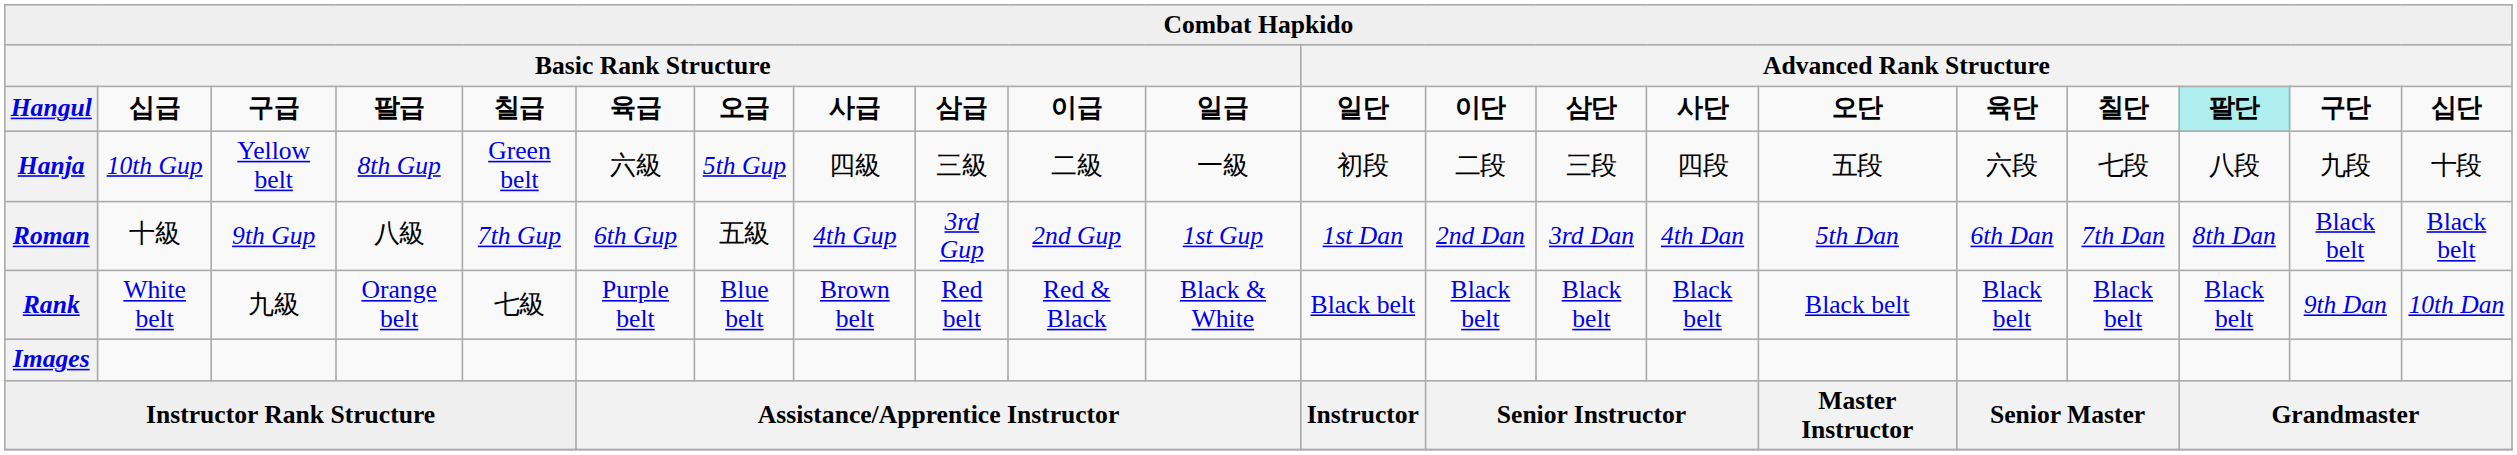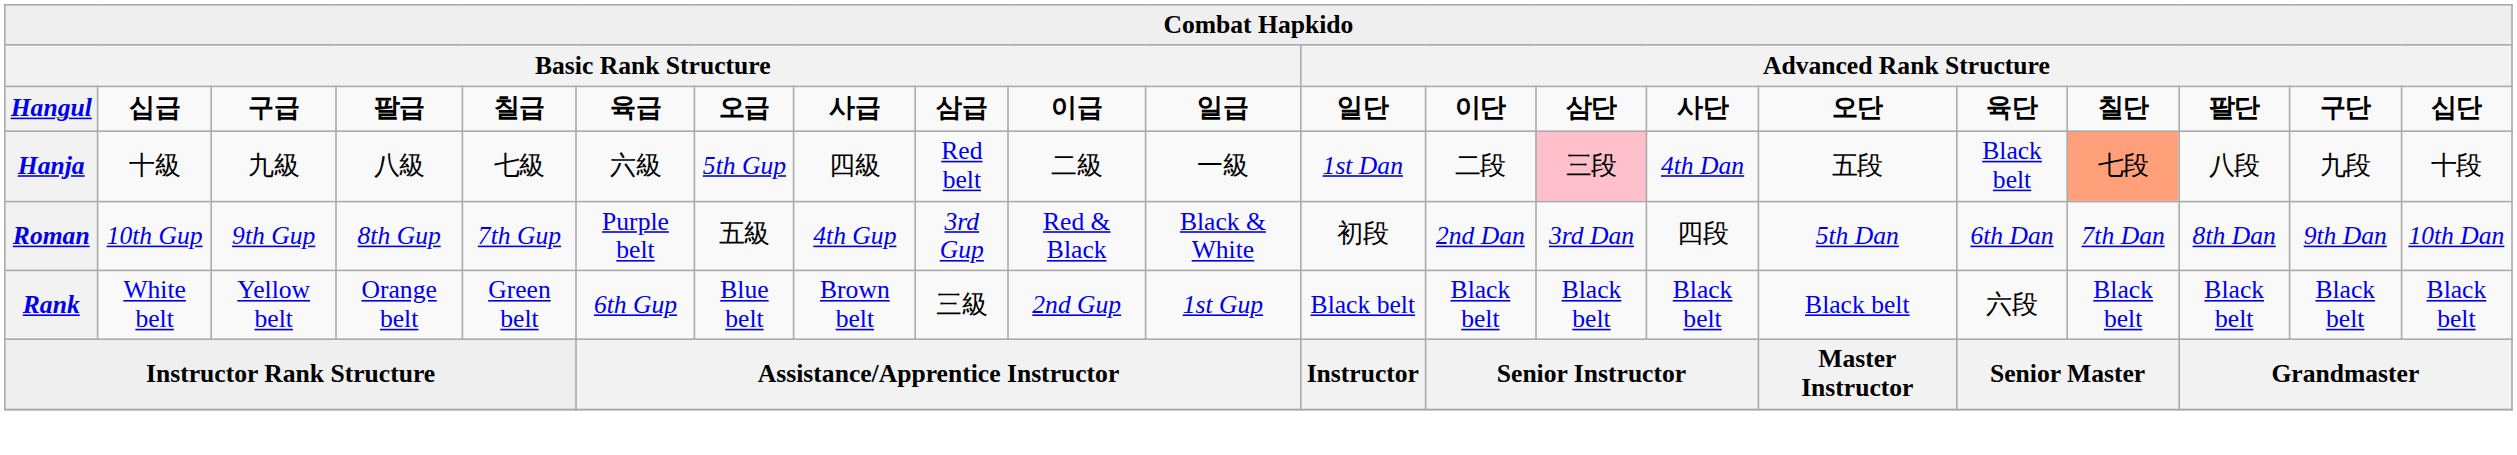(2234, 107) paleturquoise background -> (2234, 107) no background
(155, 165) 10th Gup -> (155, 165) 十級
(274, 165) Yellow belt -> (274, 165) 九級
(399, 165) 8th Gup -> (399, 165) 八級
(519, 165) Green belt -> (519, 165) 七級
(962, 165) 三級 -> (962, 165) Red belt
(1363, 165) 初段 -> (1363, 165) 1st Dan
(1591, 165) no background -> (1591, 165) pink background
(1703, 165) 四段 -> (1703, 165) 4th Dan
(2012, 165) 六段 -> (2012, 165) Black belt
(2123, 165) no background -> (2123, 165) lightsalmon background
(155, 234) 十級 -> (155, 235) 10th Gup
(399, 234) 八級 -> (399, 235) 8th Gup
(636, 235) 6th Gup -> (636, 235) Purple belt
(1077, 235) 2nd Gup -> (1077, 235) Red & Black
(1223, 235) 1st Gup -> (1223, 235) Black & White
(1363, 235) 1st Dan -> (1363, 234) 初段
(1703, 235) 4th Dan -> (1703, 234) 四段
(2345, 235) Black belt -> (2345, 235) 9th Dan
(2456, 235) Black belt -> (2456, 235) 10th Dan
(274, 303) 九級 -> (274, 304) Yellow belt
(519, 303) 七級 -> (519, 304) Green belt
(636, 304) Purple belt -> (636, 304) 6th Gup
(962, 304) Red belt -> (962, 303) 三級
(1077, 304) Red & Black -> (1077, 304) 2nd Gup
(1223, 304) Black & White -> (1223, 304) 1st Gup
(2012, 304) Black belt -> (2012, 303) 六段
(2345, 304) 9th Dan -> (2345, 304) Black belt
(2456, 304) 10th Dan -> (2456, 304) Black belt
- row: (51, 359)
